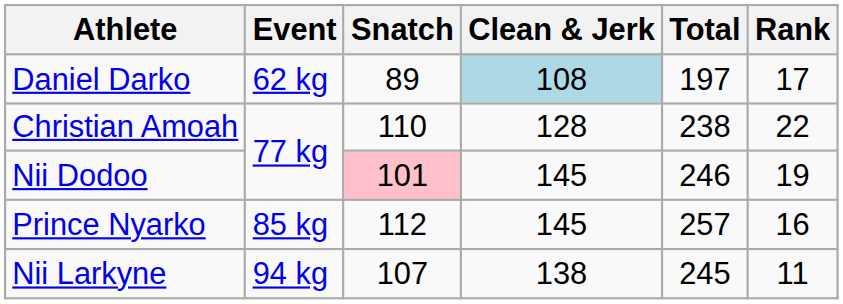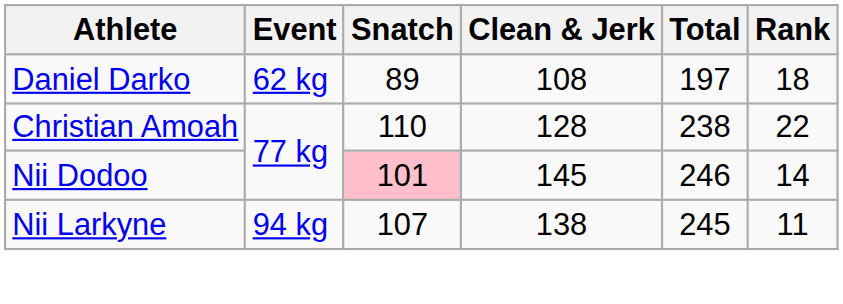(561, 78) lightblue background -> (561, 78) no background
(793, 78) 17 -> (793, 78) 18
(793, 176) 19 -> (793, 176) 14
- row: (109, 225)
